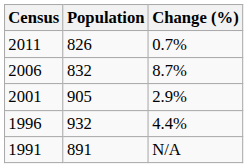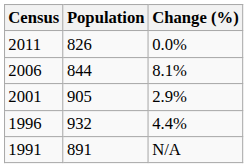(170, 44) 0.7% -> (170, 44) 0.0%
(79, 70) 832 -> (79, 70) 844
(170, 70) 8.7% -> (170, 70) 8.1%
